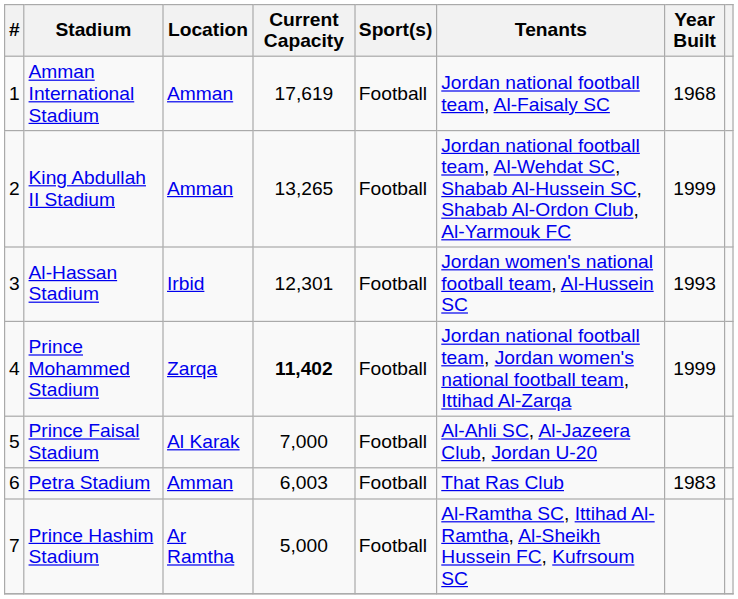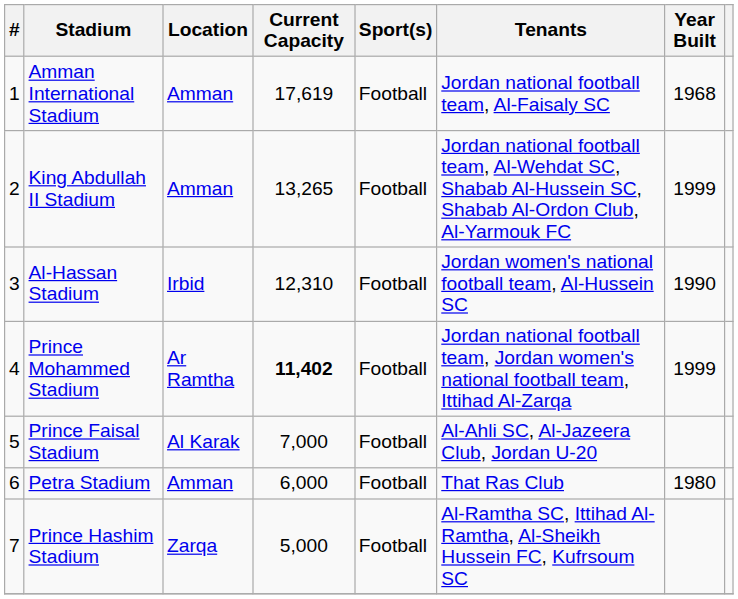(304, 283) 12,301 -> (304, 283) 12,310
(695, 283) 1993 -> (695, 283) 1990
(192, 368) Zarqa -> (201, 368) Ar Ramtha
(304, 483) 6,003 -> (304, 483) 6,000
(695, 483) 1983 -> (695, 483) 1980
(201, 546) Ar Ramtha -> (192, 546) Zarqa
